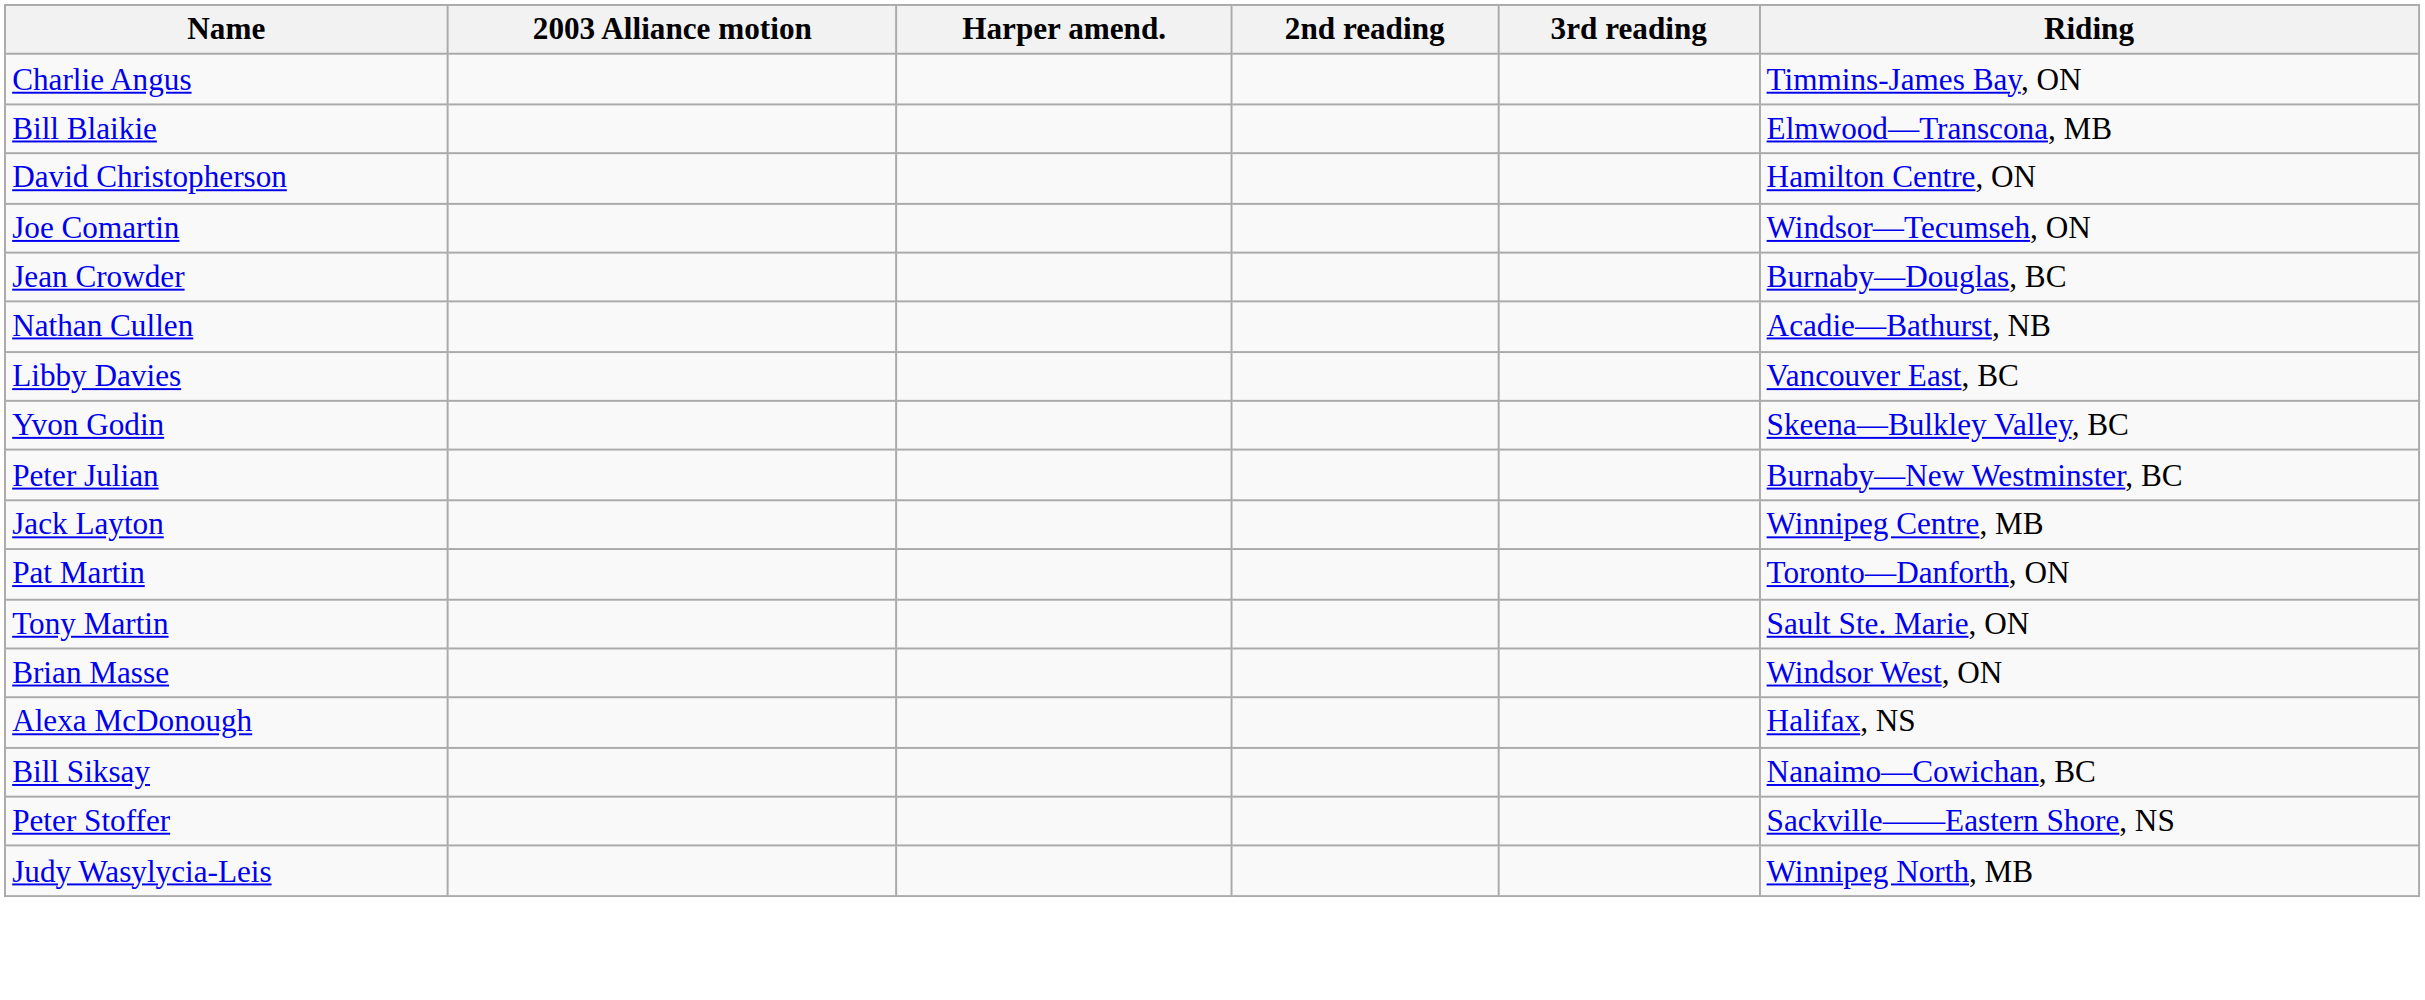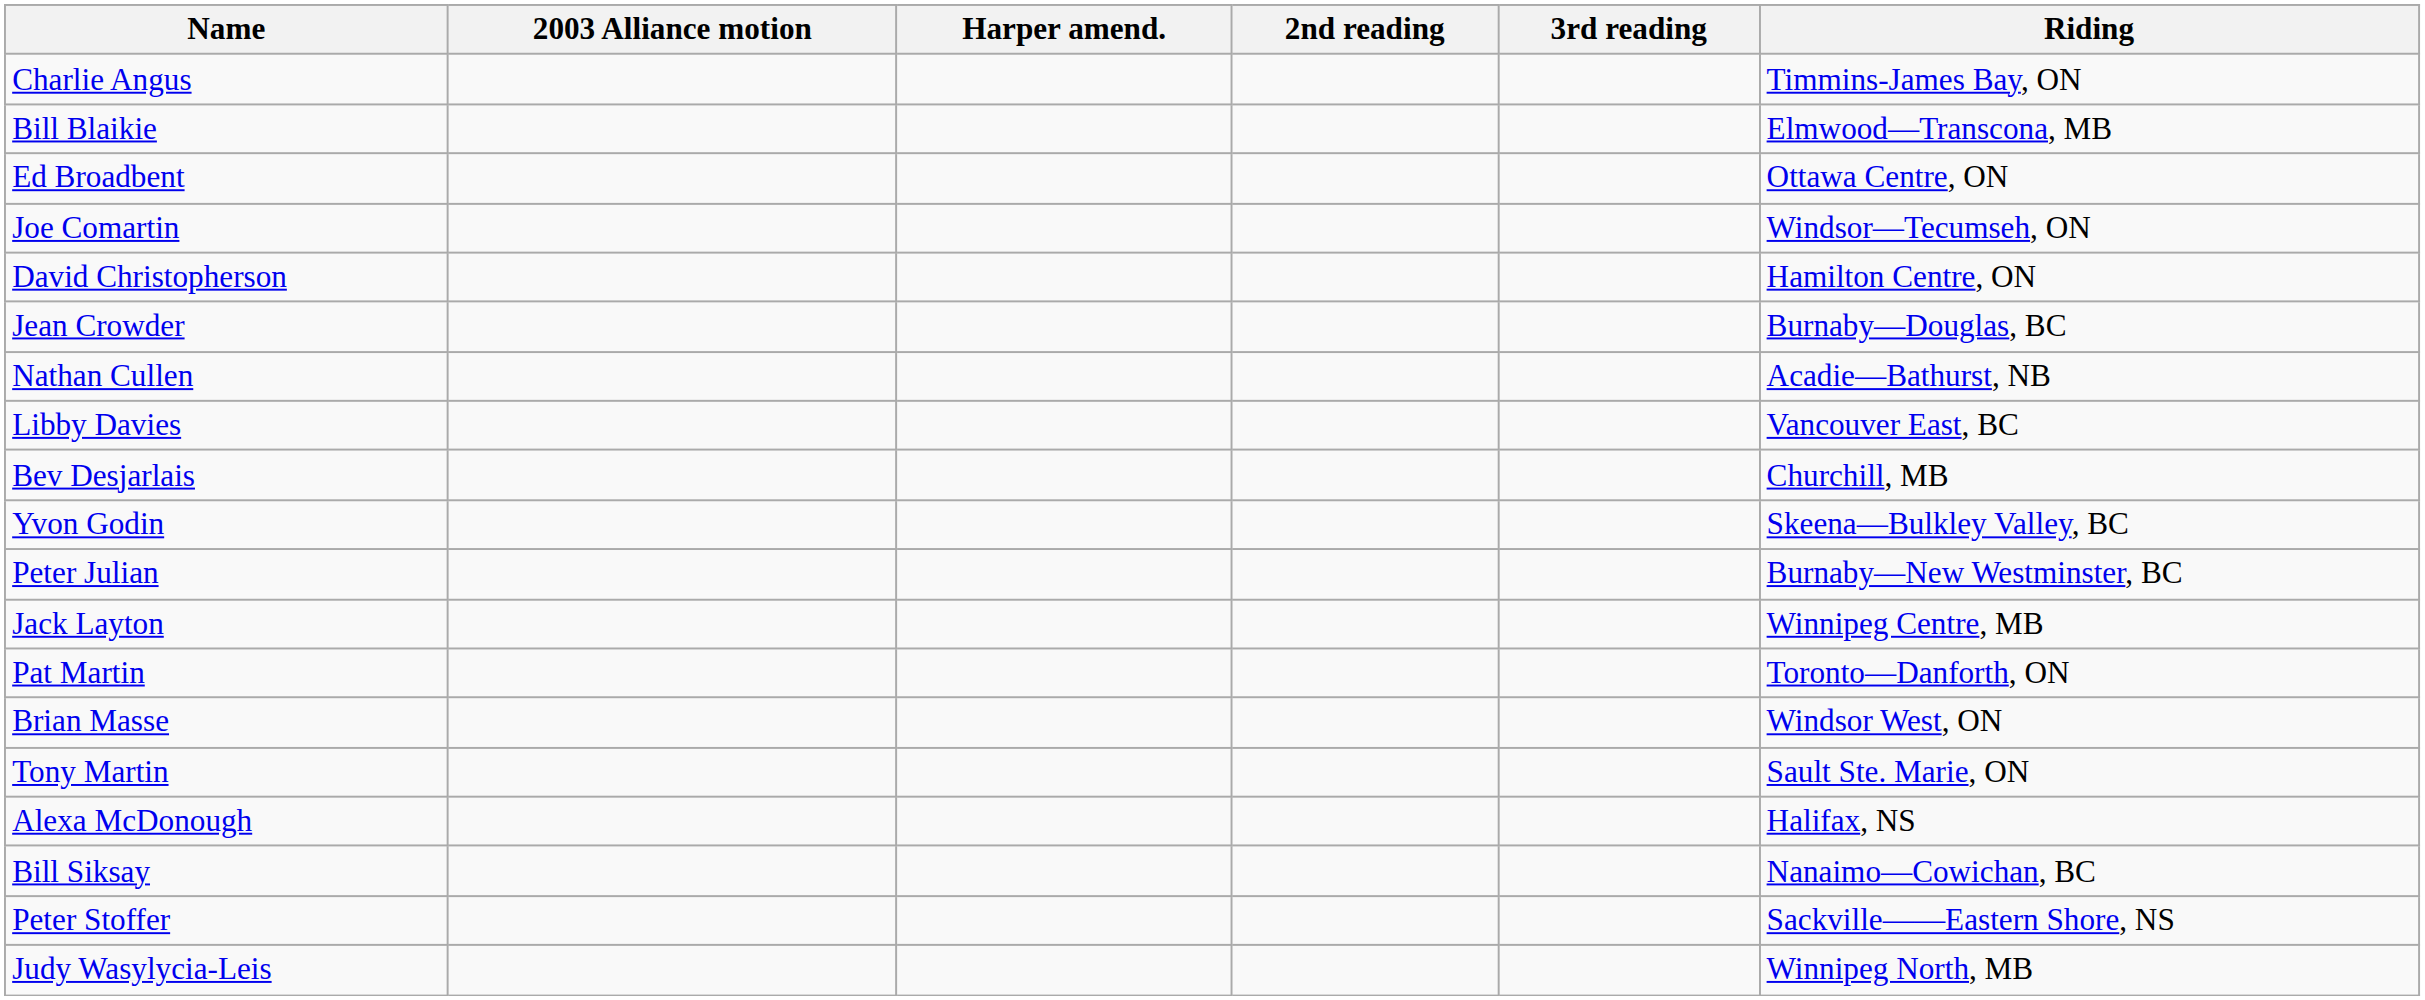+ row: (98, 177)
rows swapped: (150, 177) <-> (96, 227)
+ row: (104, 474)
rows swapped: (90, 623) <-> (91, 672)
